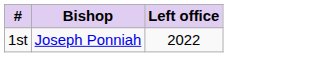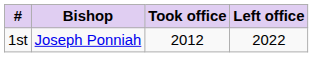+ column: (187, 16)
